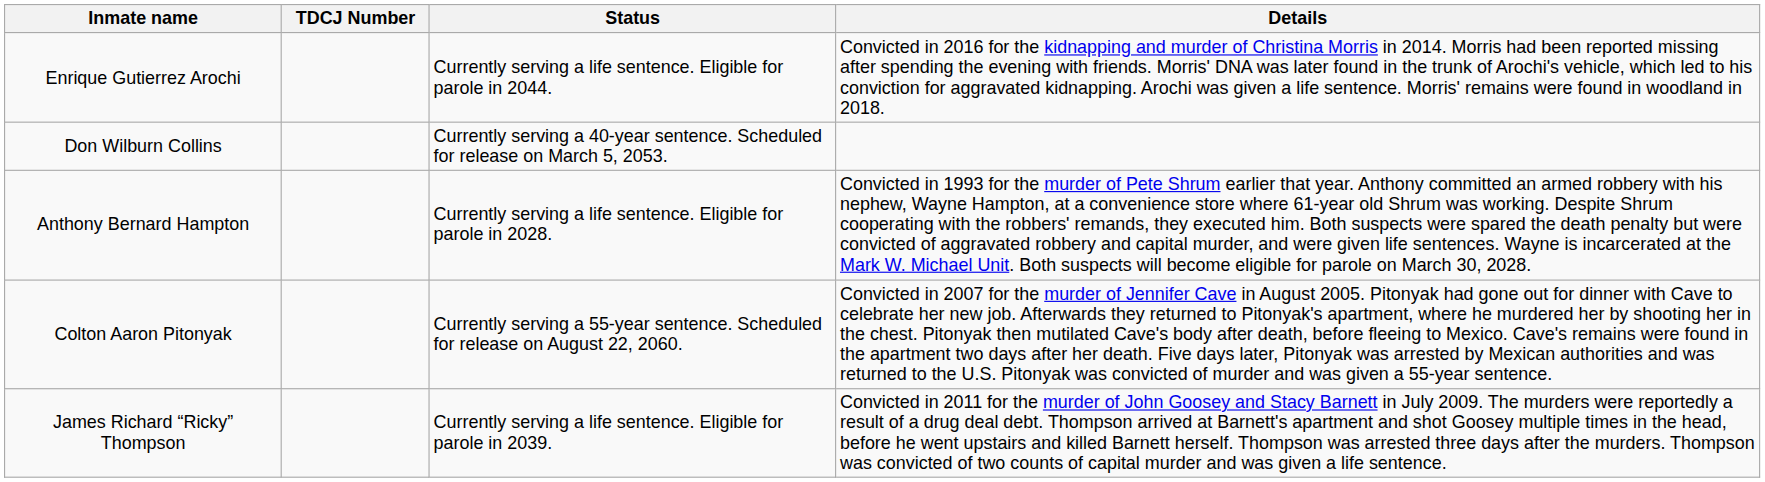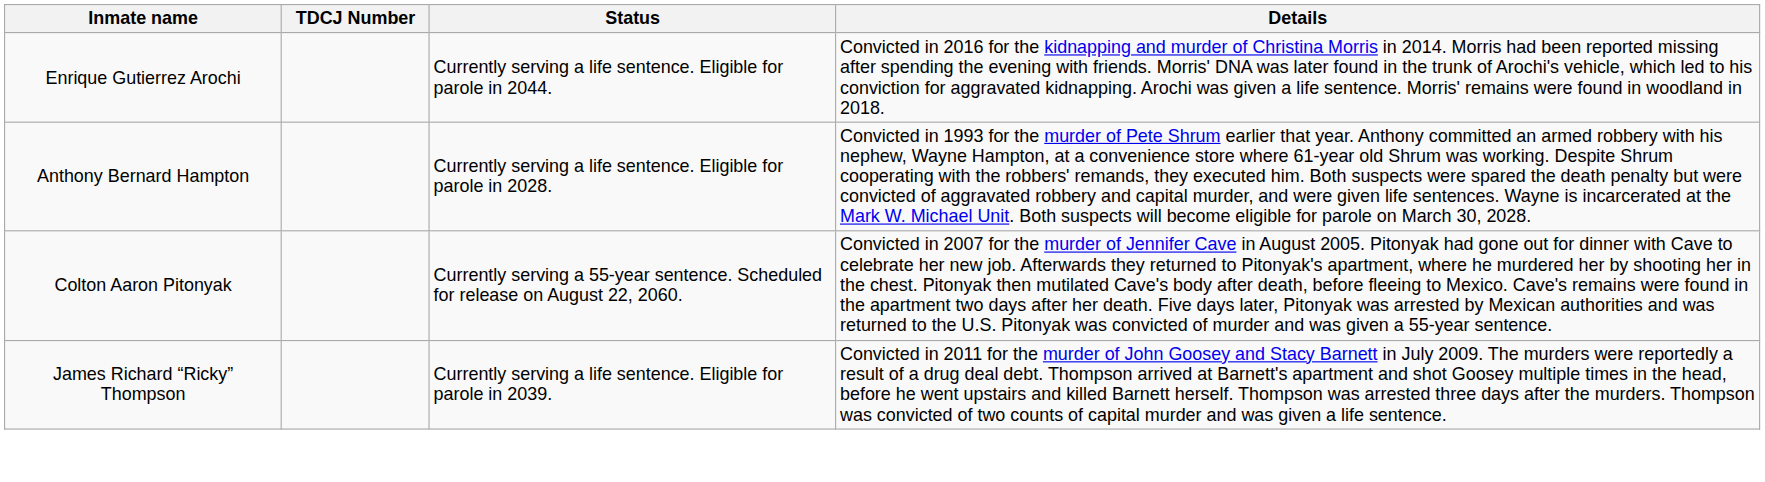- row: (143, 146)
